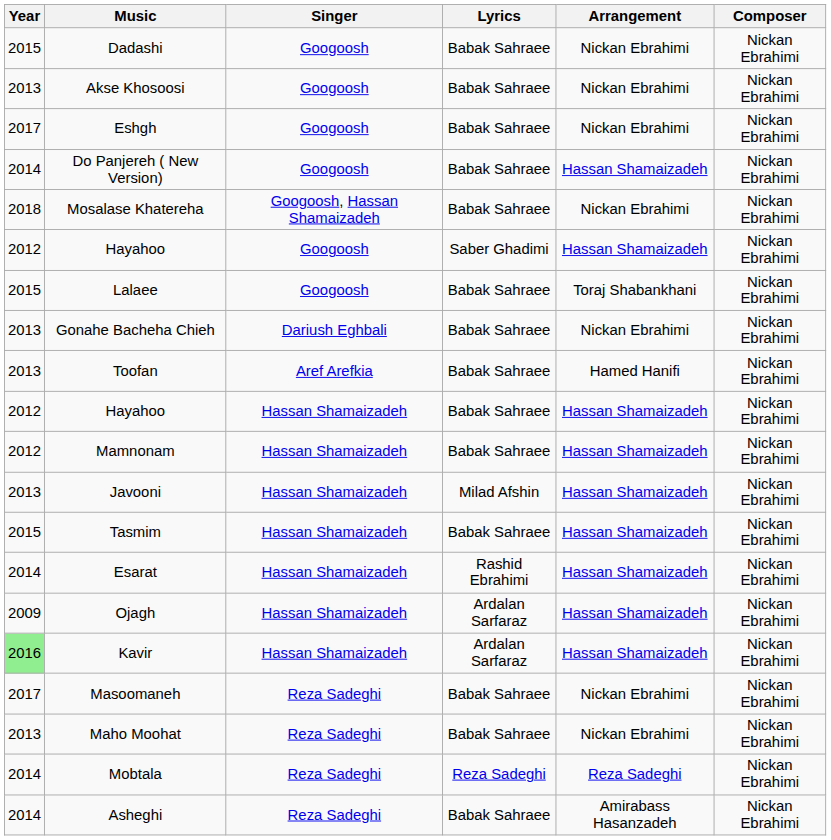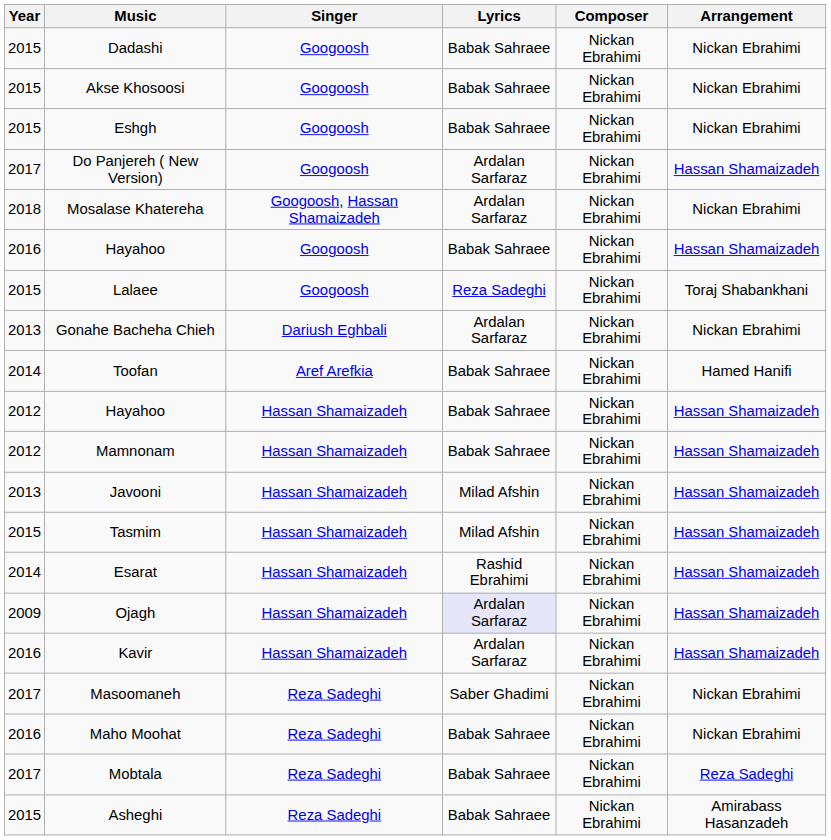columns swapped: (635, 16) <-> (770, 16)
(24, 88) 2013 -> (24, 88) 2015
(24, 128) 2017 -> (24, 128) 2015
(24, 169) 2014 -> (24, 169) 2017
(499, 169) Babak Sahraee -> (499, 169) Ardalan Sarfaraz
(499, 209) Babak Sahraee -> (499, 209) Ardalan Sarfaraz
(24, 249) 2012 -> (24, 249) 2016
(499, 249) Saber Ghadimi -> (499, 249) Babak Sahraee
(499, 290) Babak Sahraee -> (499, 290) Reza Sadeghi
(499, 330) Babak Sahraee -> (499, 330) Ardalan Sarfaraz
(24, 370) 2013 -> (24, 370) 2014
(499, 532) Babak Sahraee -> (499, 532) Milad Afshin
(499, 613) no background -> (499, 613) lavender background
(24, 653) lightgreen background -> (24, 653) no background
(499, 693) Babak Sahraee -> (499, 693) Saber Ghadimi
(24, 734) 2013 -> (24, 734) 2016
(24, 774) 2014 -> (24, 774) 2017
(499, 774) Reza Sadeghi -> (499, 774) Babak Sahraee
(24, 814) 2014 -> (24, 814) 2015
